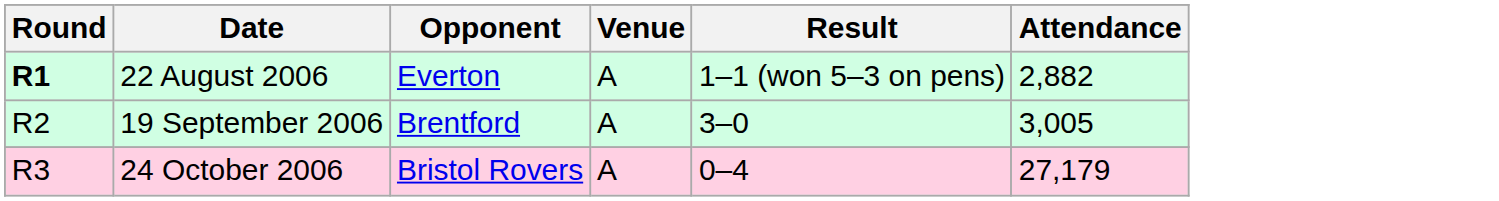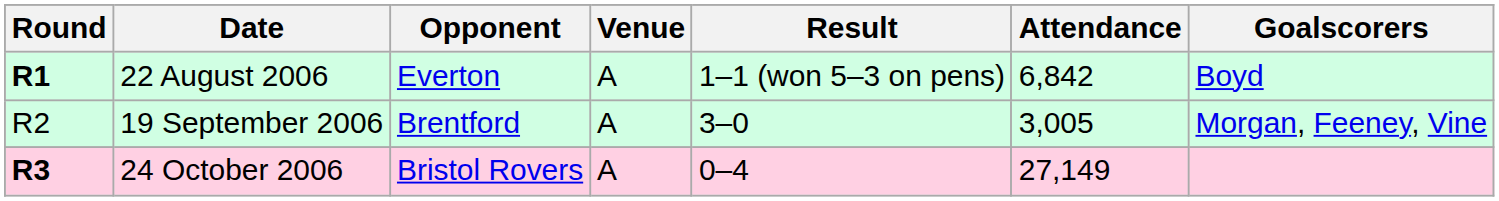+ column: (1341, 28)
(1056, 75) 2,882 -> (1056, 75) 6,842
(31, 170) normal -> (31, 170) bold
(1065, 170) 27,179 -> (1065, 170) 27,149
